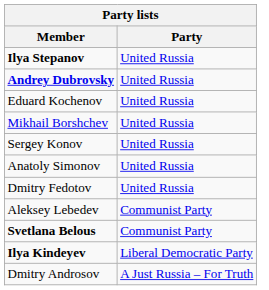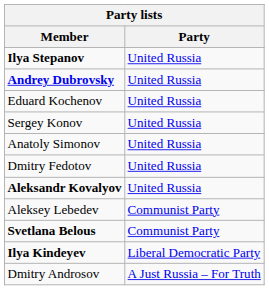- row: (58, 123)
+ row: (65, 187)
